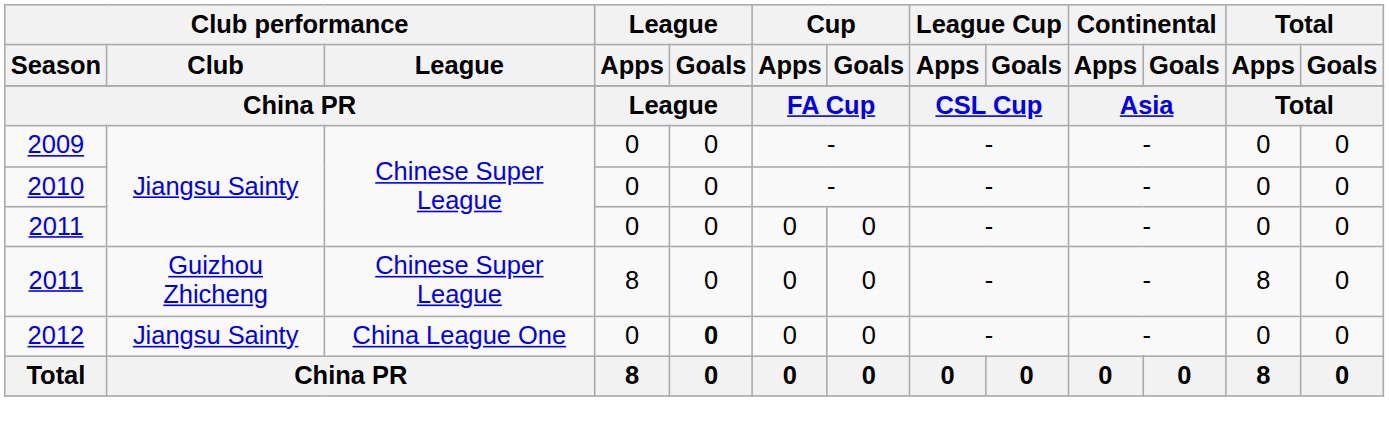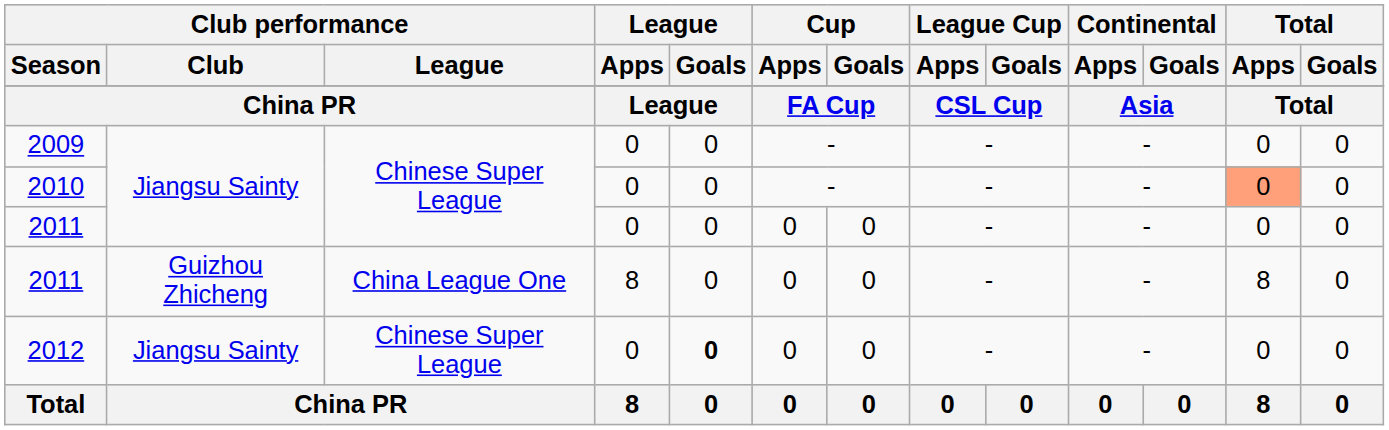(1263, 186) no background -> (1263, 186) lightsalmon background
(459, 281) Chinese Super League -> (459, 281) China League One
(459, 335) China League One -> (459, 350) Chinese Super League
